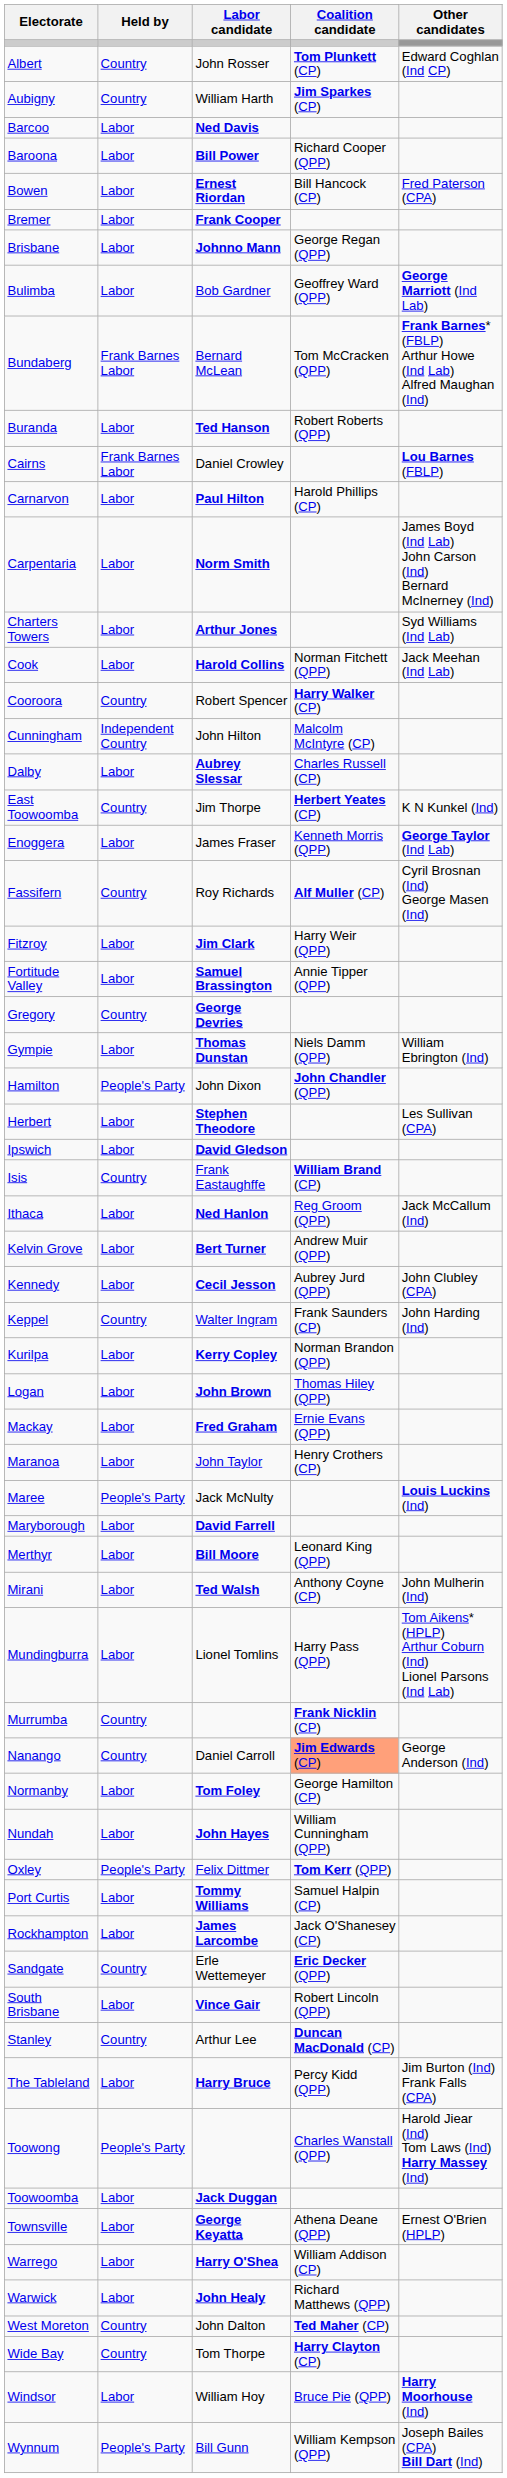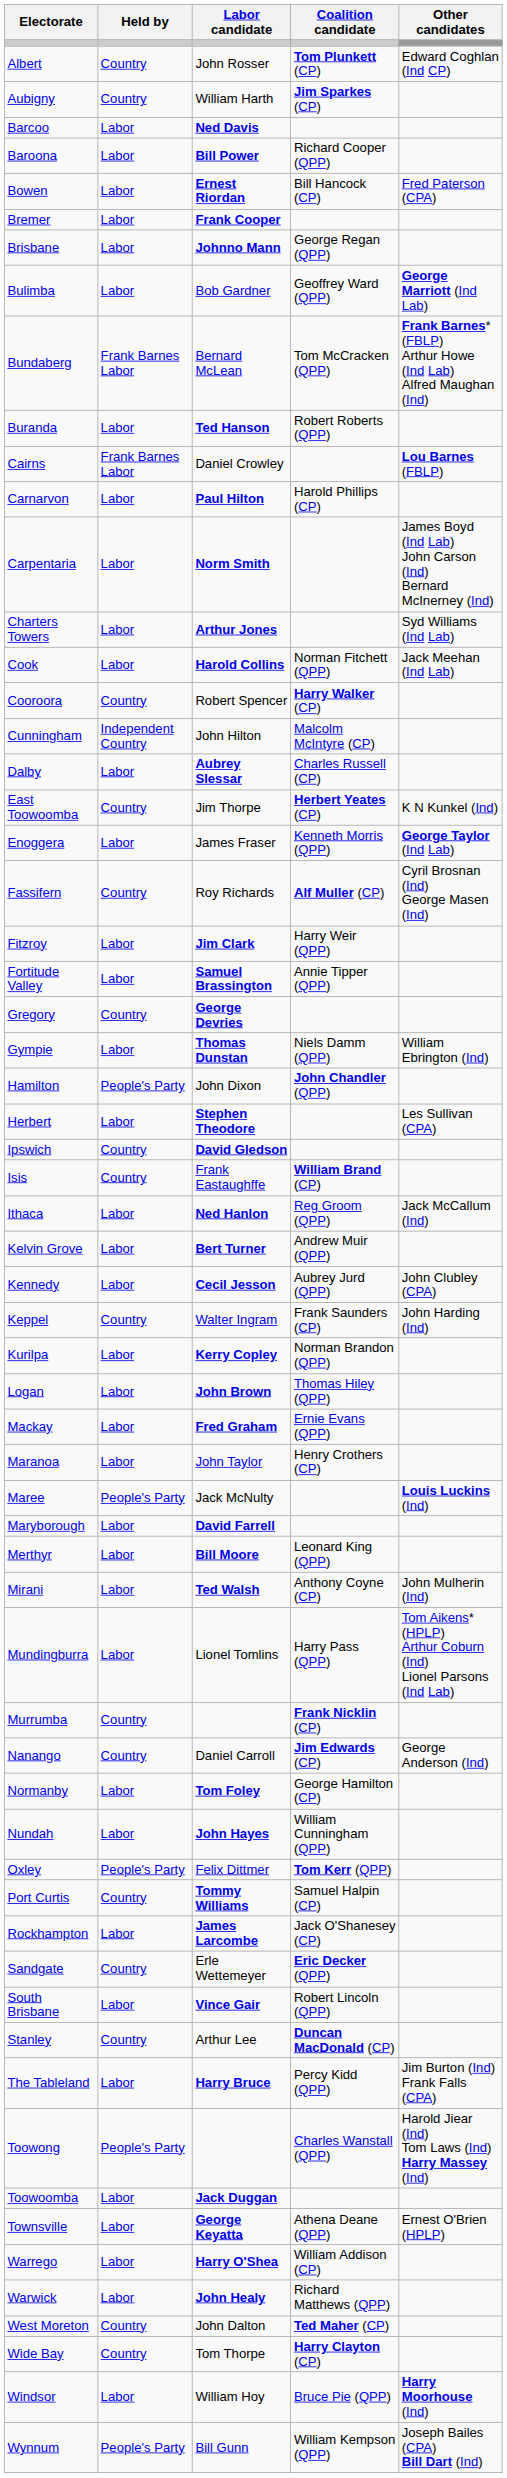(117, 1149) Labor -> (124, 1149) Country
(334, 1755) lightsalmon background -> (334, 1755) no background
(117, 1897) Labor -> (124, 1897) Country
